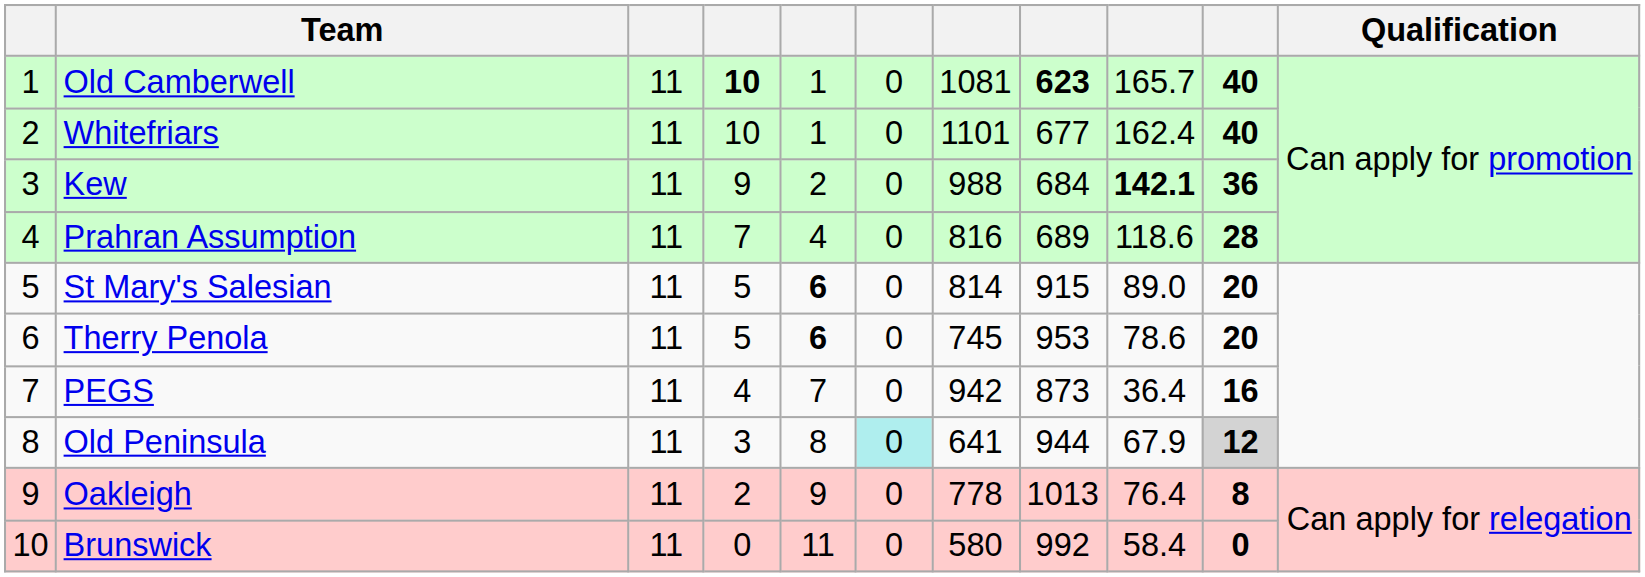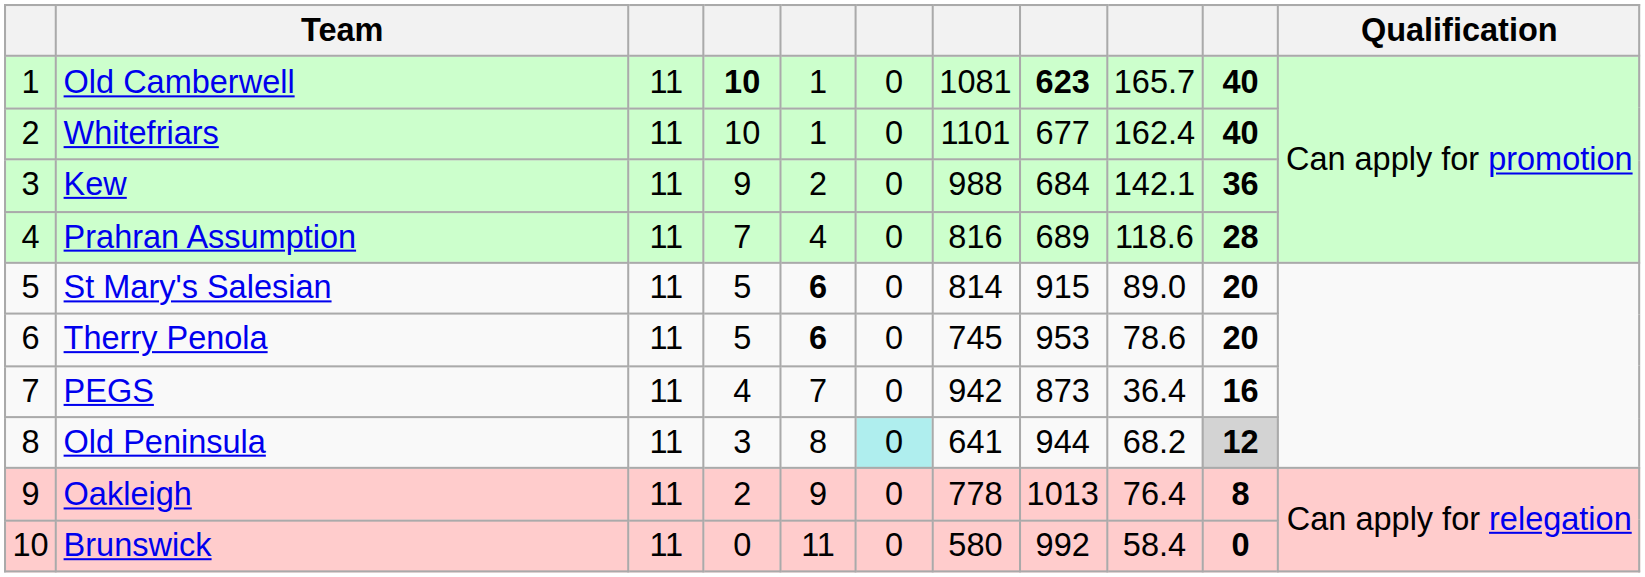(1154, 184) bold -> (1154, 184) normal
(1154, 442) 67.9 -> (1154, 442) 68.2
